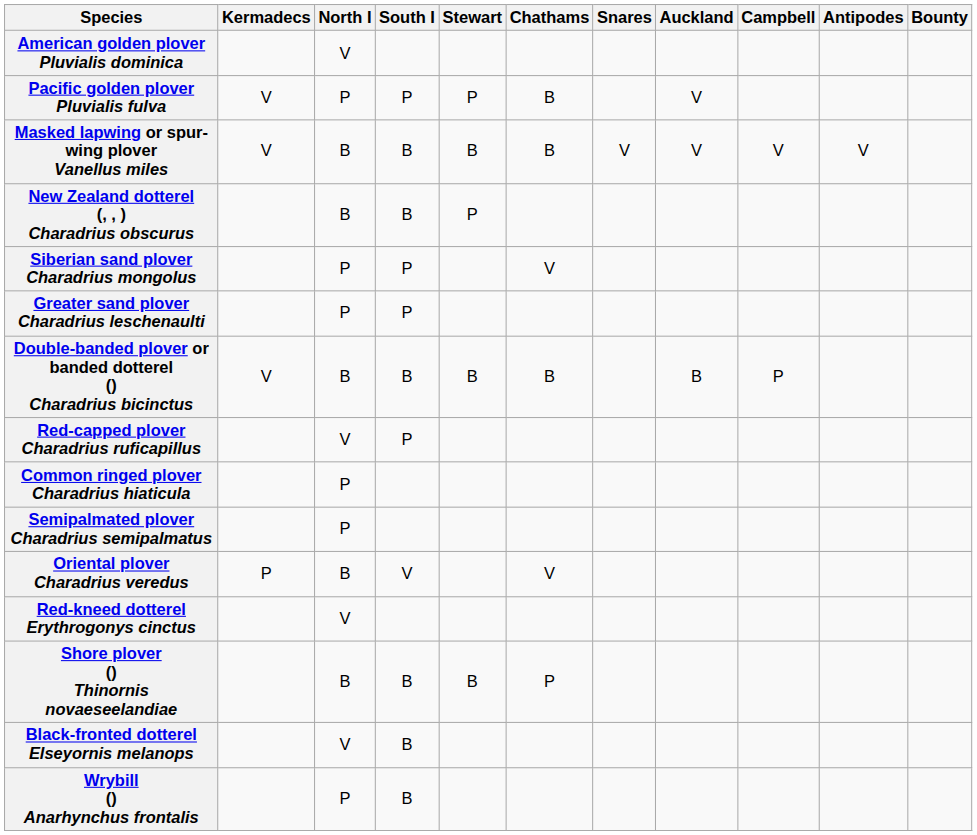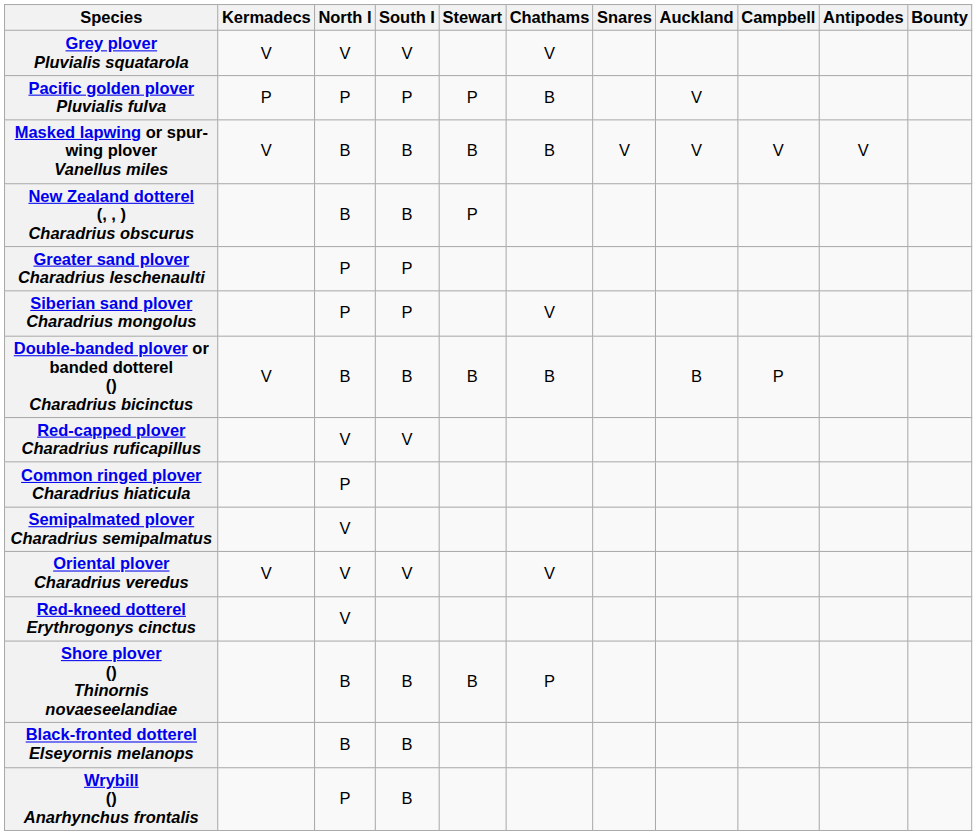+ row: (111, 52)
- row: (111, 52)
(266, 97) V -> (266, 97) P
rows swapped: (111, 268) <-> (111, 313)
(407, 439) P -> (407, 439) V
(345, 529) P -> (345, 529) V
(266, 573) P -> (266, 573) V
(345, 573) B -> (345, 573) V
(345, 745) V -> (345, 745) B
